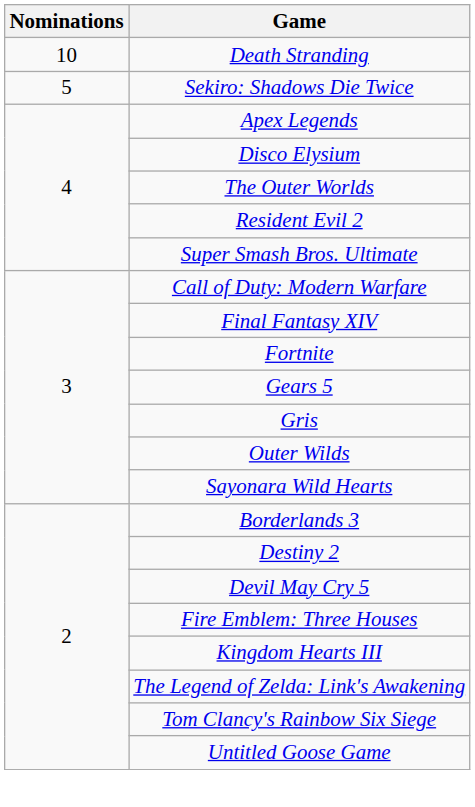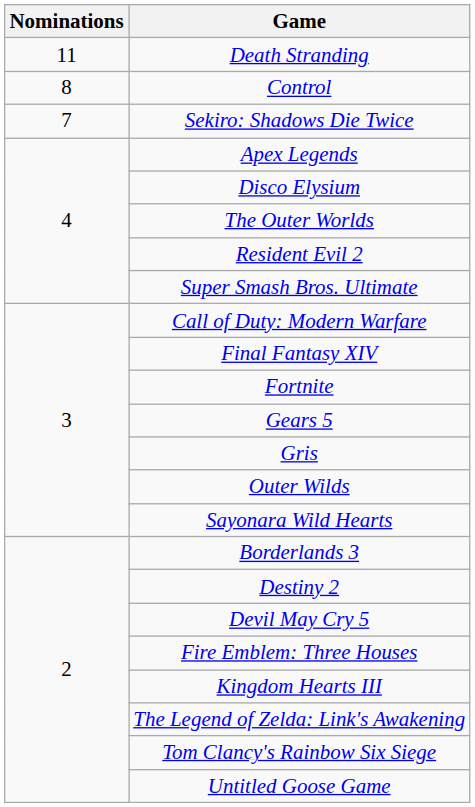(67, 54) 10 -> (67, 54) 11
+ row: (299, 87)
(67, 87) 5 -> (67, 120) 7
